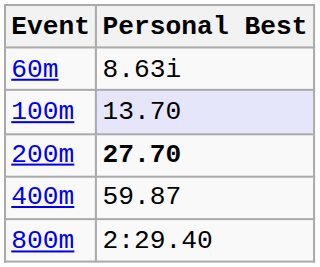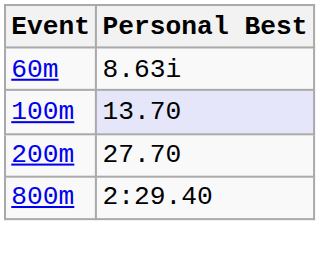(142, 155) bold -> (142, 155) normal
- row: (43, 198)
